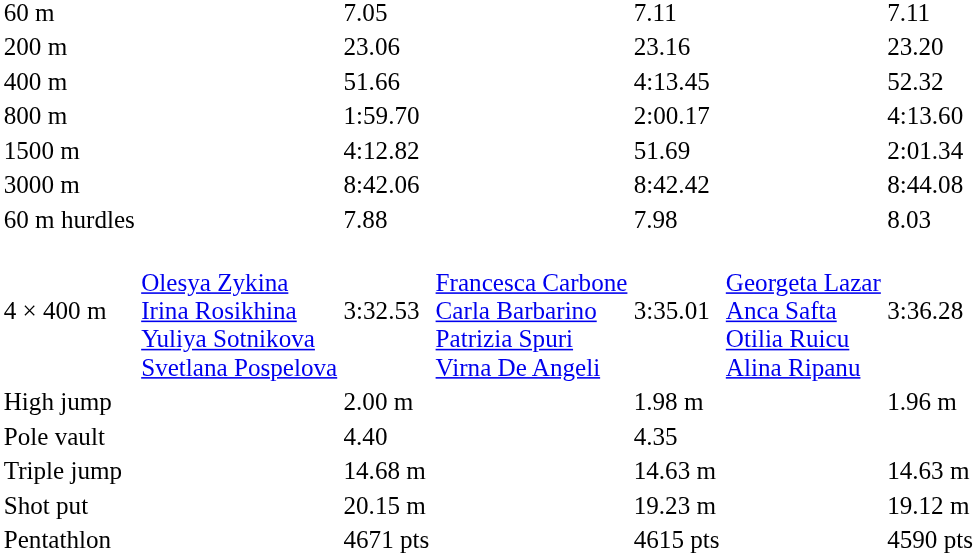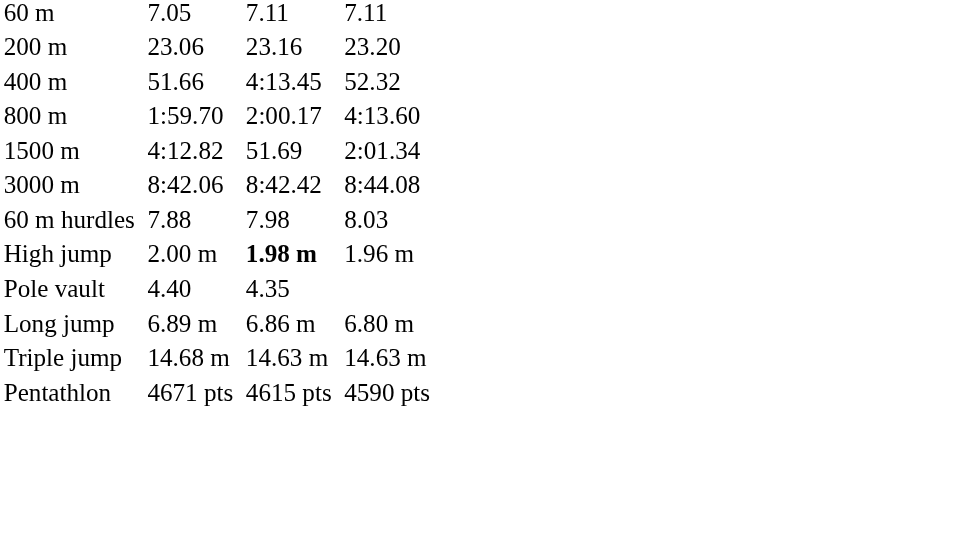- row: (55, 310)
(669, 401) normal -> (281, 254) bold
+ row: (59, 323)
- row: (46, 505)
